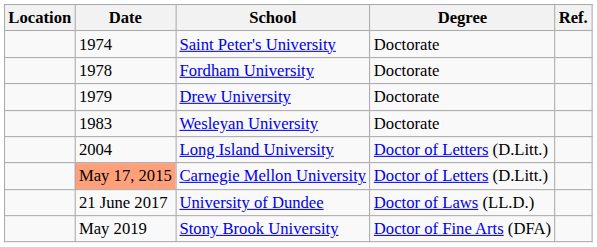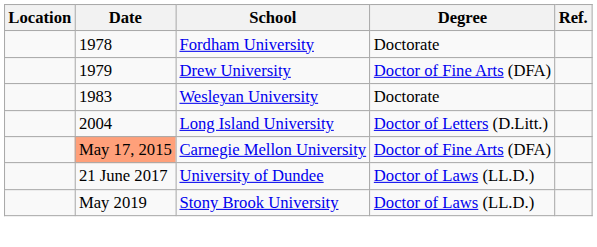- row: (258, 44)
(407, 96) Doctorate -> (462, 70) Doctor of Fine Arts (DFA)
(461, 176) Doctor of Letters (D.Litt.) -> (462, 149) Doctor of Fine Arts (DFA)
(462, 228) Doctor of Fine Arts (DFA) -> (454, 202) Doctor of Laws (LL.D.)
